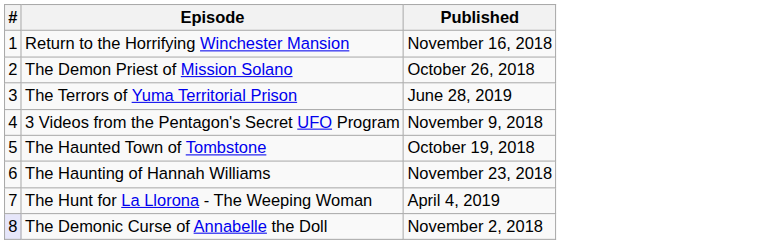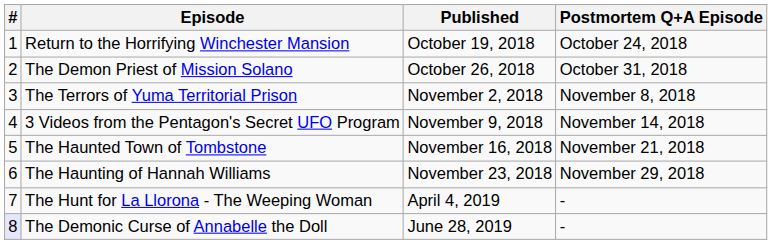+ column: (661, 17)
(480, 43) November 16, 2018 -> (471, 43) October 19, 2018
(460, 95) June 28, 2019 -> (475, 95) November 2, 2018
(471, 148) October 19, 2018 -> (480, 148) November 16, 2018
(475, 226) November 2, 2018 -> (460, 226) June 28, 2019
